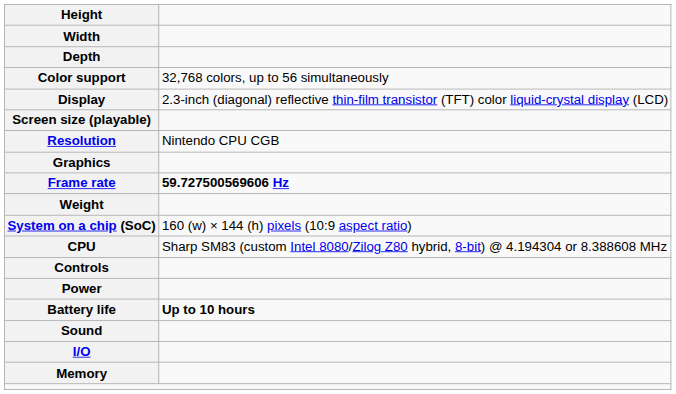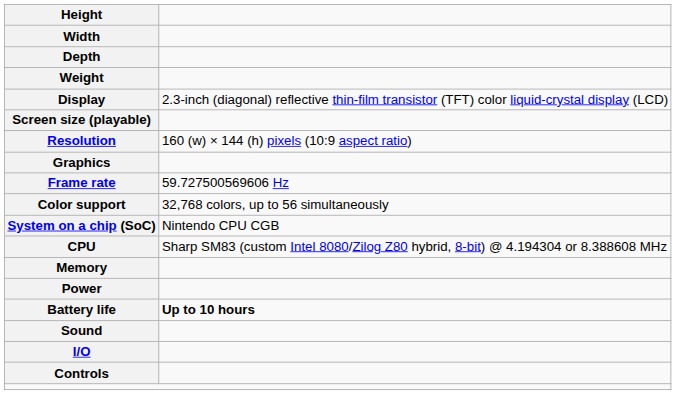rows swapped: (82, 204) <-> (82, 78)
(221, 141) Nintendo CPU CGB -> (287, 141) 160 (w) × 144 (h) pixels (10:9 aspect ratio)
(225, 183) bold -> (225, 183) normal
(287, 225) 160 (w) × 144 (h) pixels (10:9 aspect ratio) -> (221, 225) Nintendo CPU CGB
rows swapped: (82, 373) <-> (82, 267)
